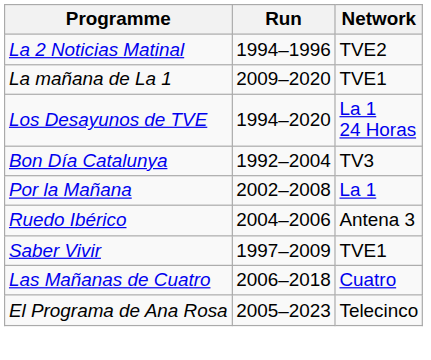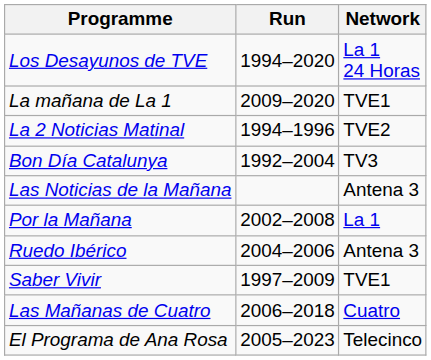rows swapped: (108, 119) <-> (97, 49)
+ row: (120, 190)
